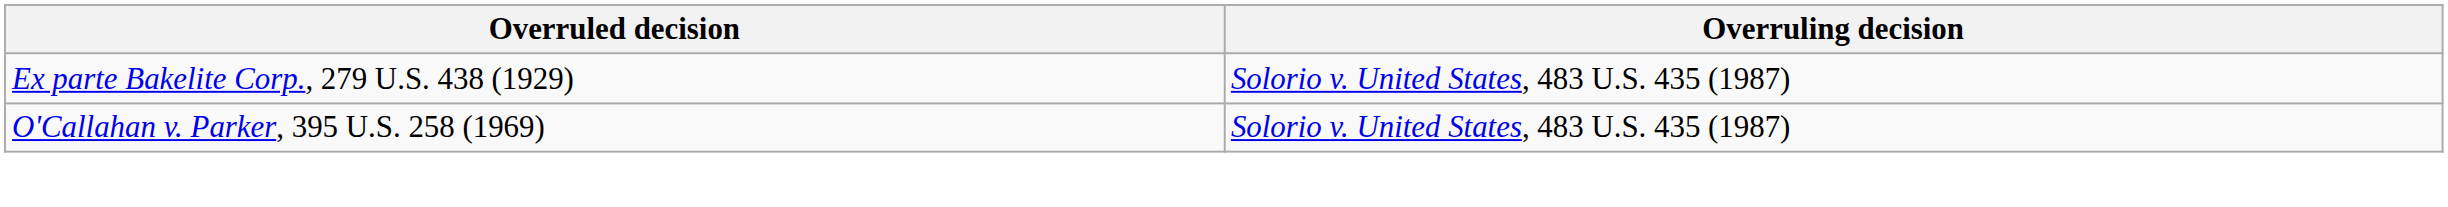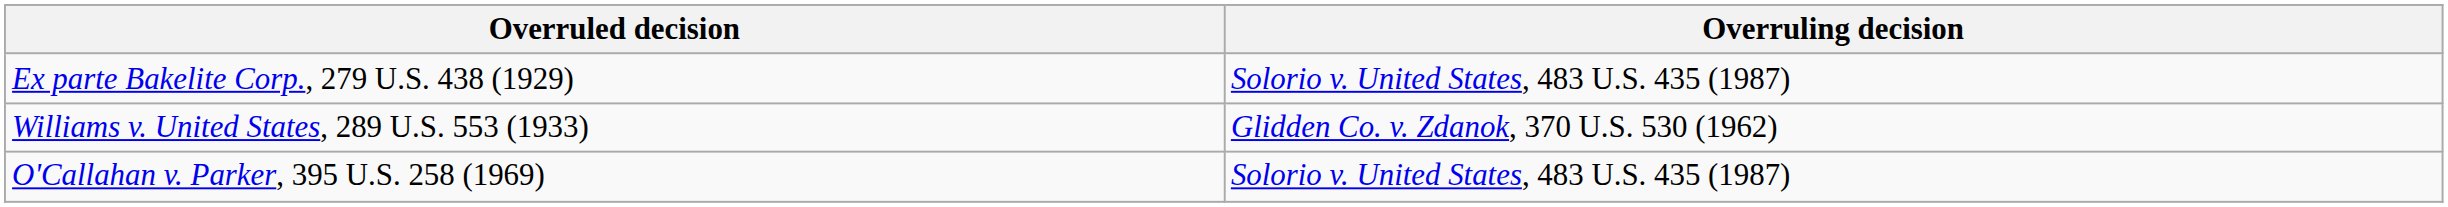+ row: (300, 126)
